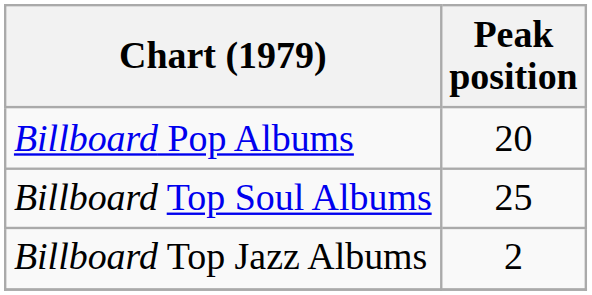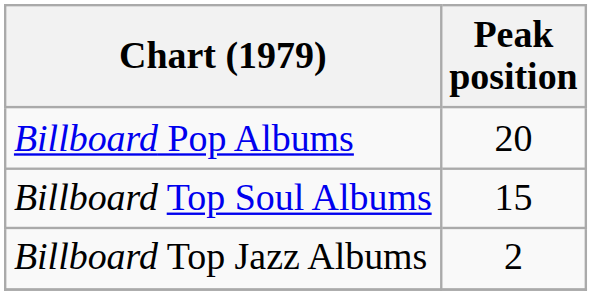(513, 197) 25 -> (513, 197) 15
